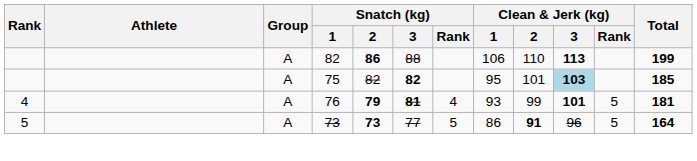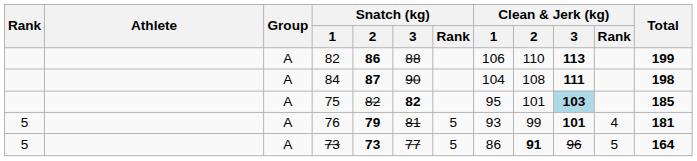+ row: (332, 79)
(25, 101) 4 -> (25, 123) 5
(413, 101) bold -> (413, 123) normal
(453, 101) 4 -> (453, 123) 5
(614, 101) 5 -> (614, 123) 4
